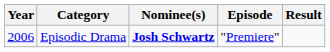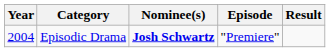(21, 36) 2006 -> (21, 36) 2004
